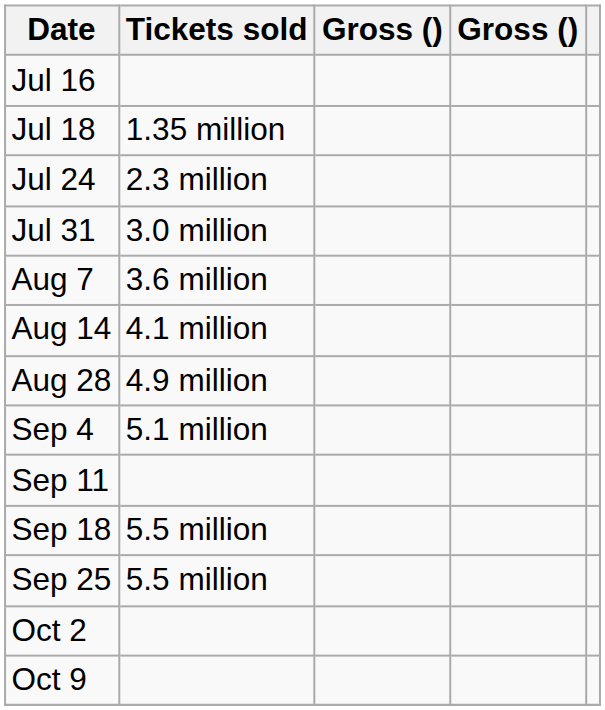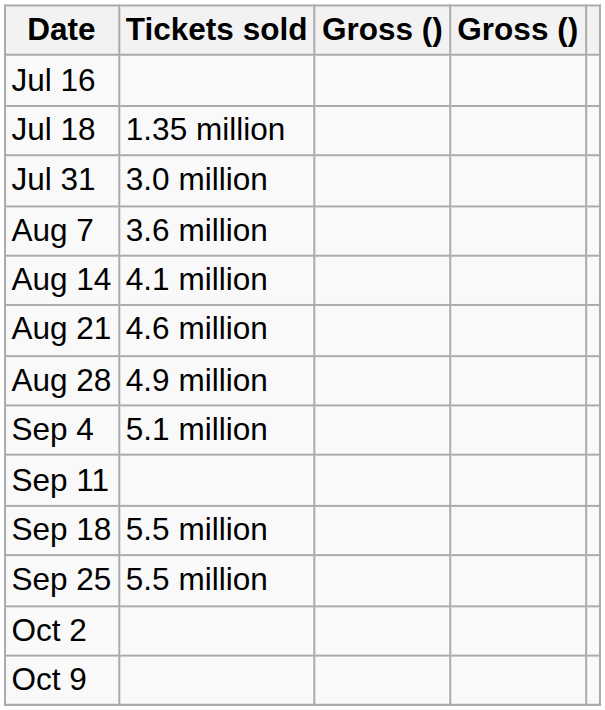- row: (53, 179)
+ row: (61, 329)
